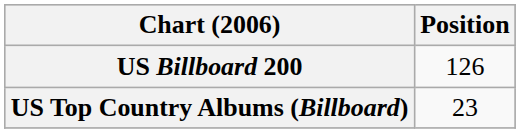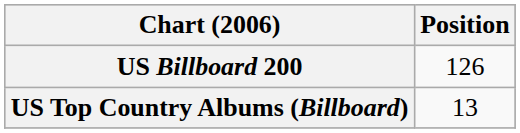(465, 107) 23 -> (465, 107) 13
